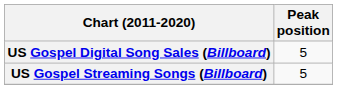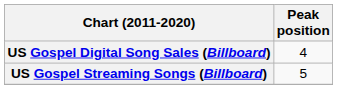(303, 52) 5 -> (303, 52) 4
